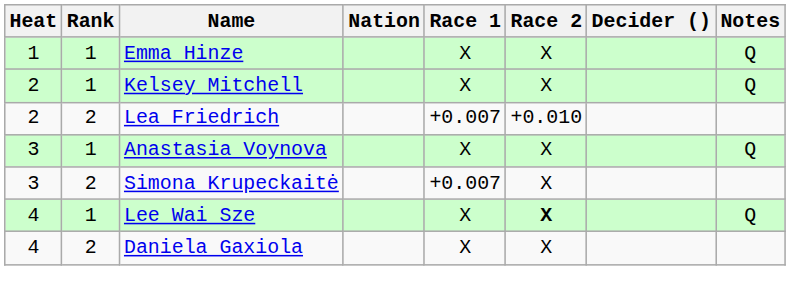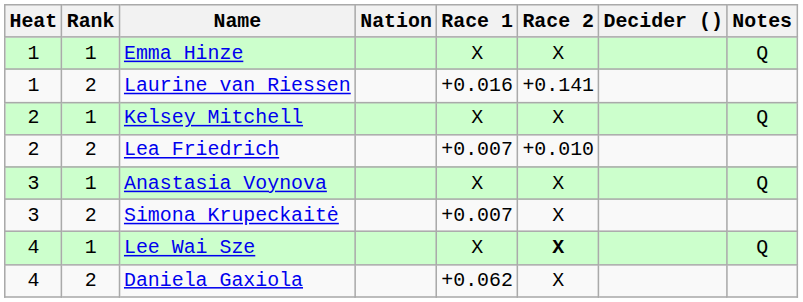+ row: (237, 86)
(465, 248) X -> (477, 280) +0.062
